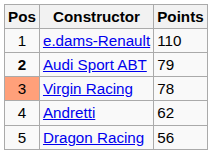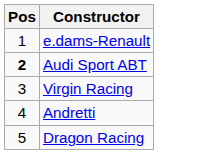- column: (180, 17)
(22, 89) lightsalmon background -> (22, 89) no background
